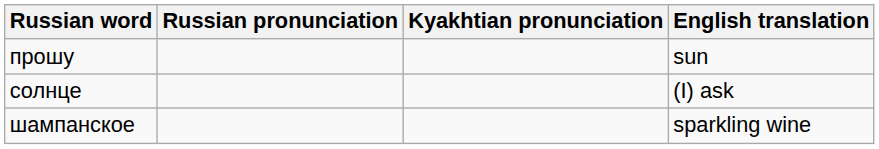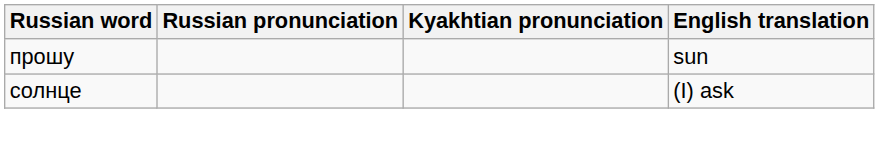- row: (72, 125)
